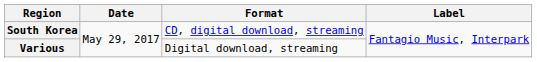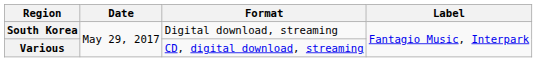(264, 30) CD, digital download, streaming -> (251, 30) Digital download, streaming
(251, 48) Digital download, streaming -> (264, 48) CD, digital download, streaming
